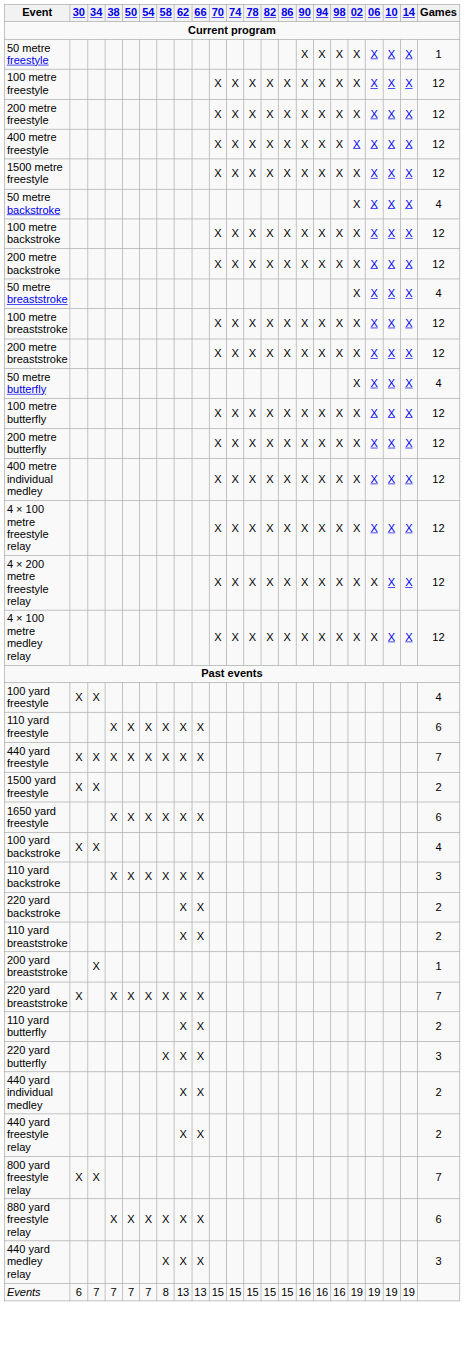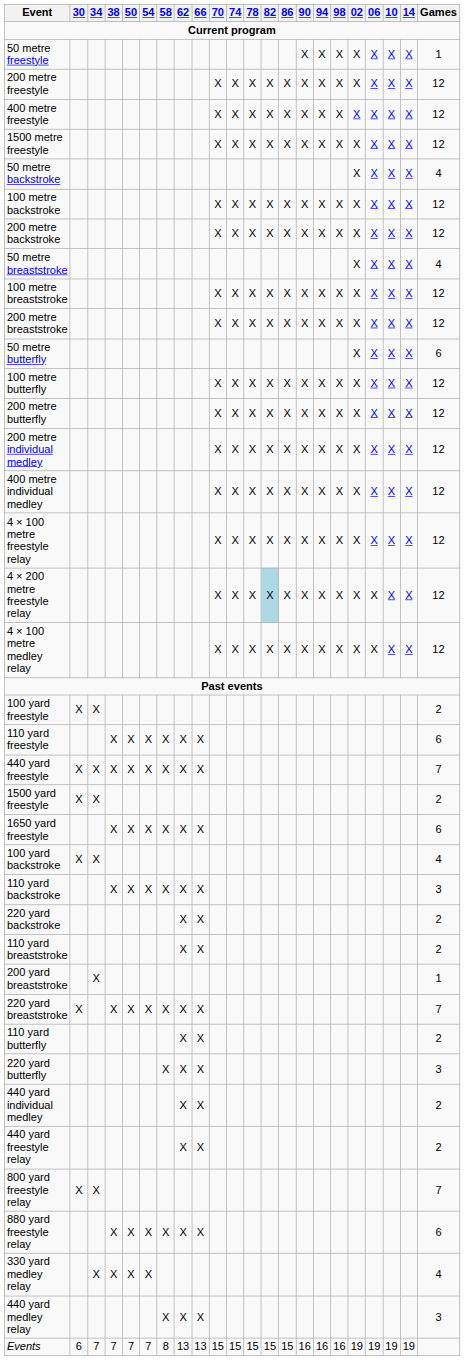- row: (32, 84)
(439, 383) 4 -> (439, 353) 6
+ row: (32, 449)
(270, 583) no background -> (270, 595) lightblue background
(439, 697) 4 -> (439, 710) 2
+ row: (28, 1274)
